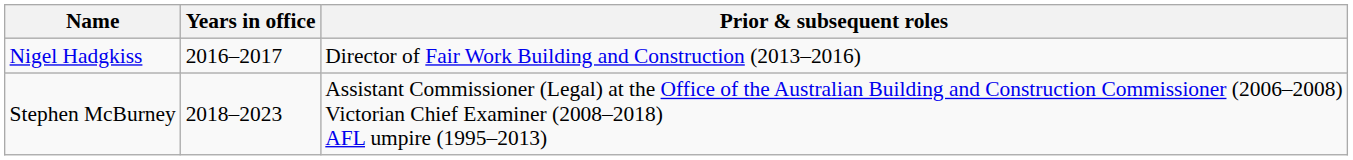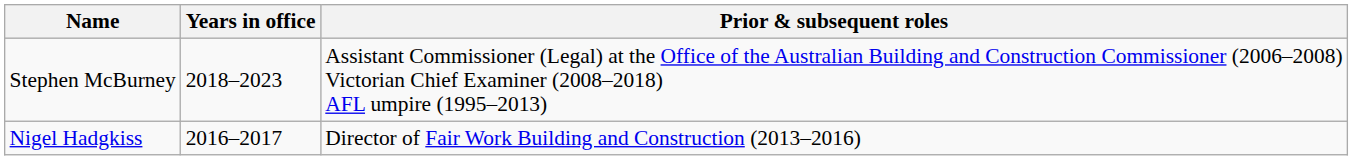rows swapped: (76, 55) <-> (93, 113)
